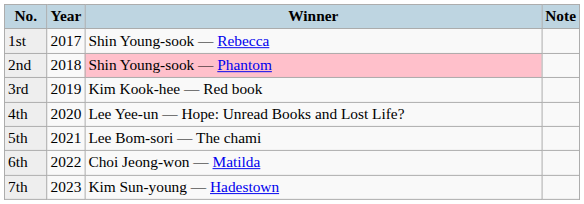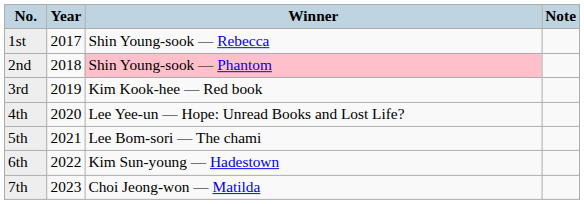(174, 162) Choi Jeong-won — Matilda -> (184, 162) Kim Sun-young — Hadestown
(184, 187) Kim Sun-young — Hadestown -> (174, 187) Choi Jeong-won — Matilda
